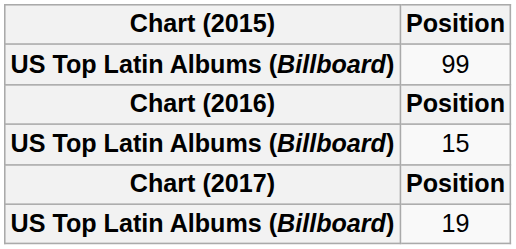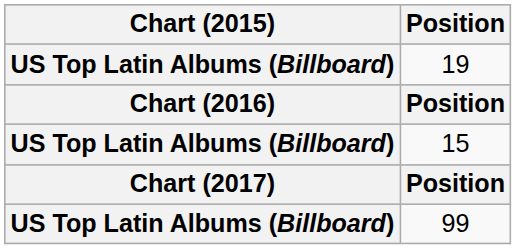rows swapped: (455, 223) <-> (455, 64)
